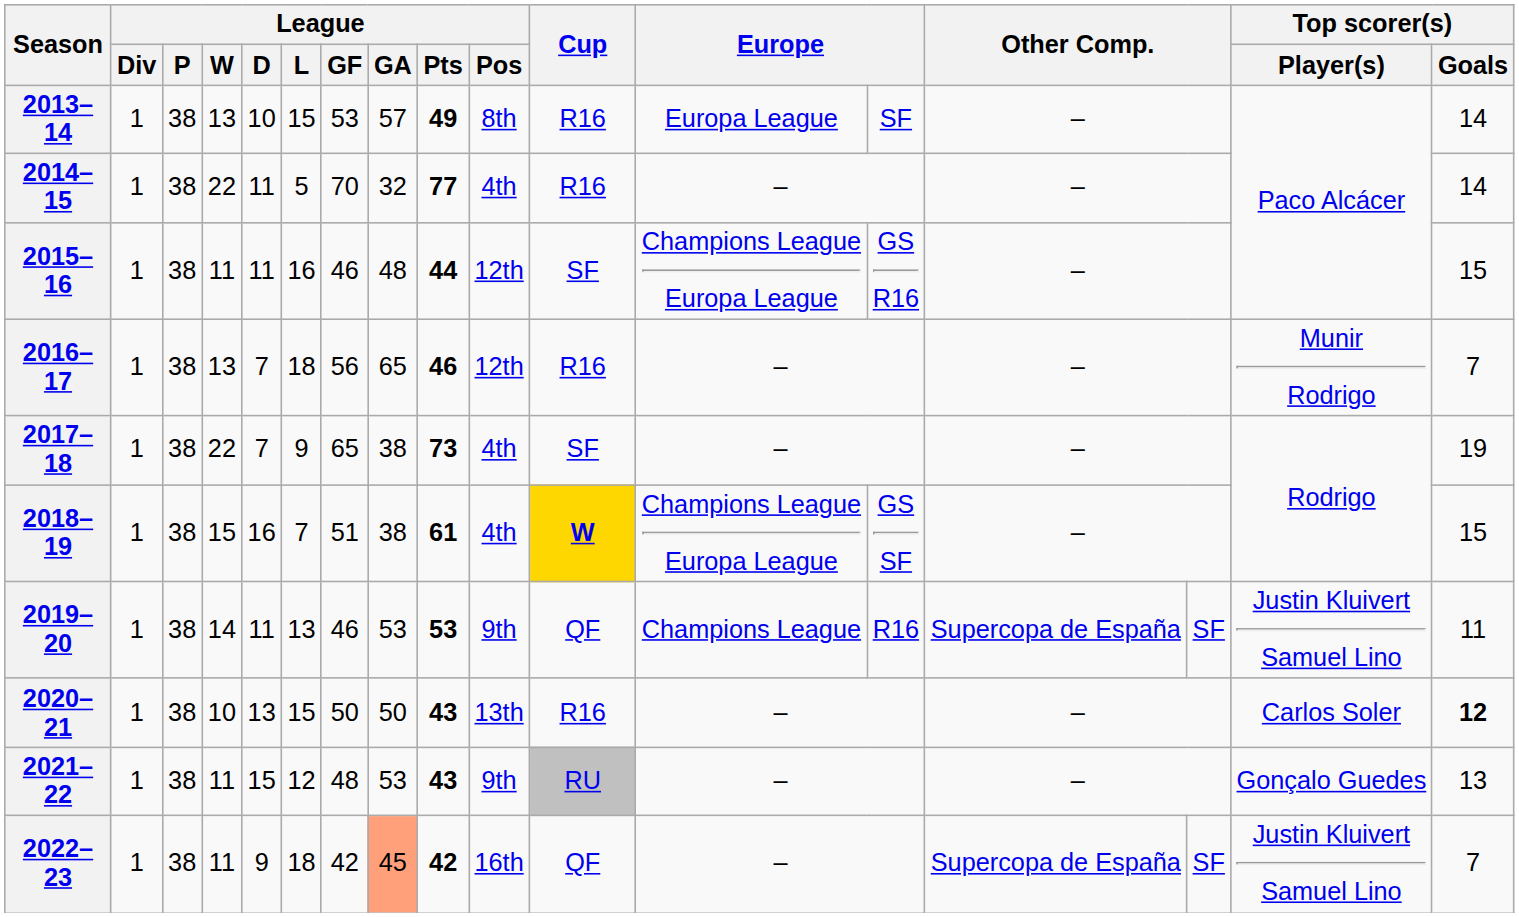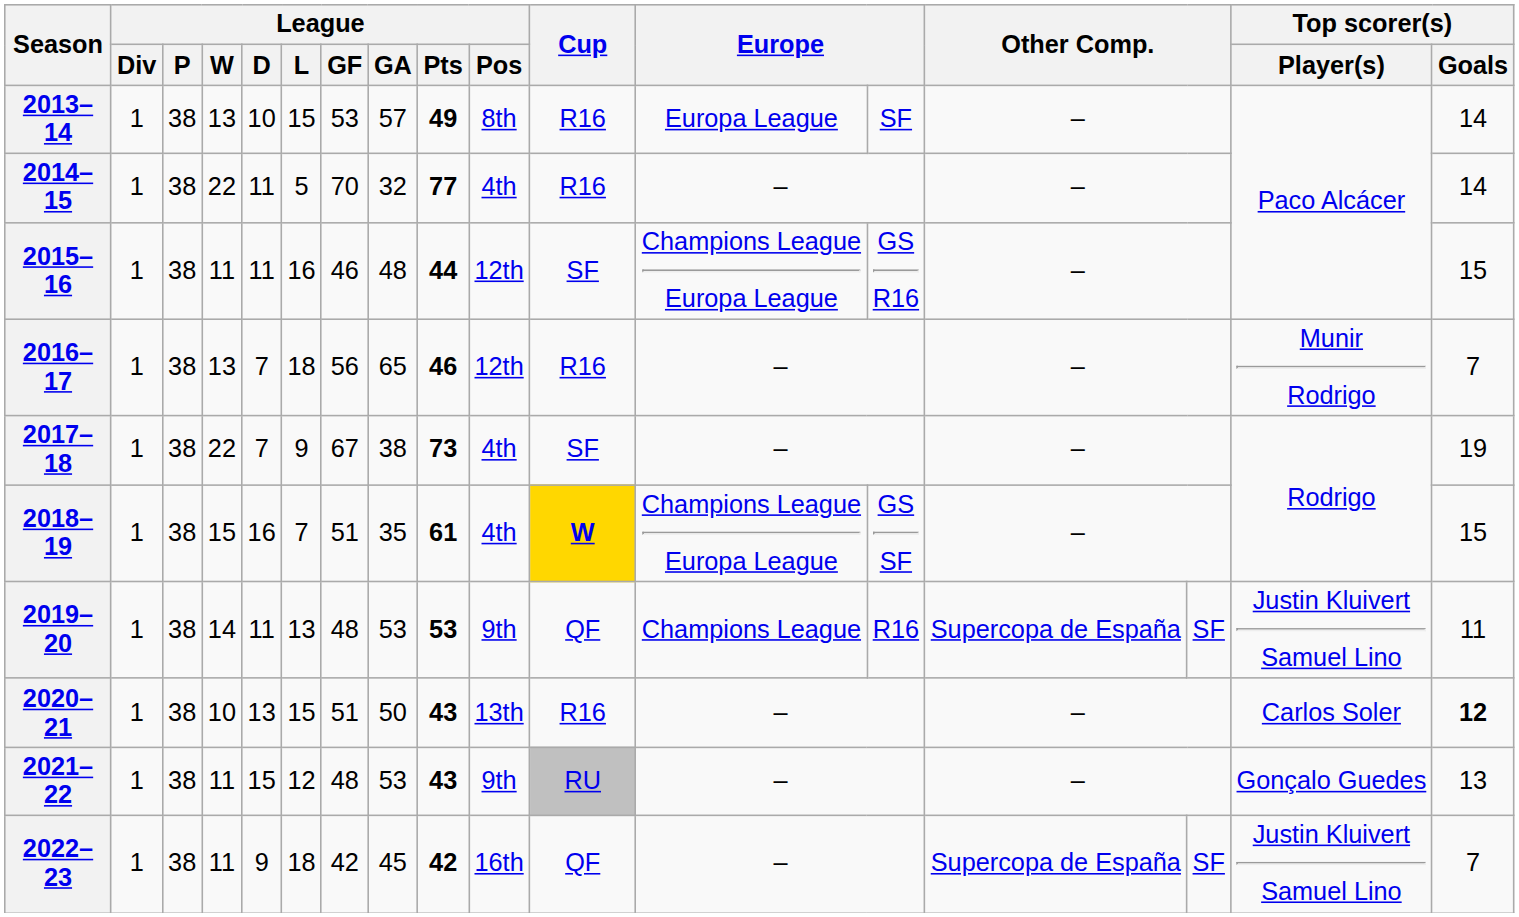(345, 449) 65 -> (345, 449) 67
(393, 532) 38 -> (393, 532) 35
(345, 629) 46 -> (345, 629) 48
(345, 712) 50 -> (345, 712) 51
(393, 863) lightsalmon background -> (393, 863) no background
